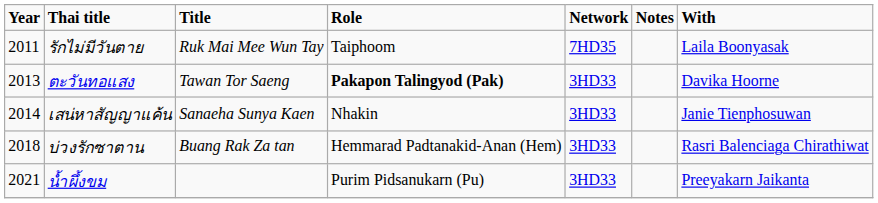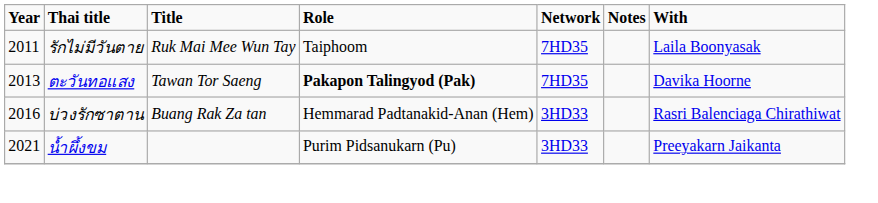(593, 80) 3HD33 -> (564, 80) 7HD35
- row: (110, 114)
(24, 146) 2018 -> (24, 113) 2016
